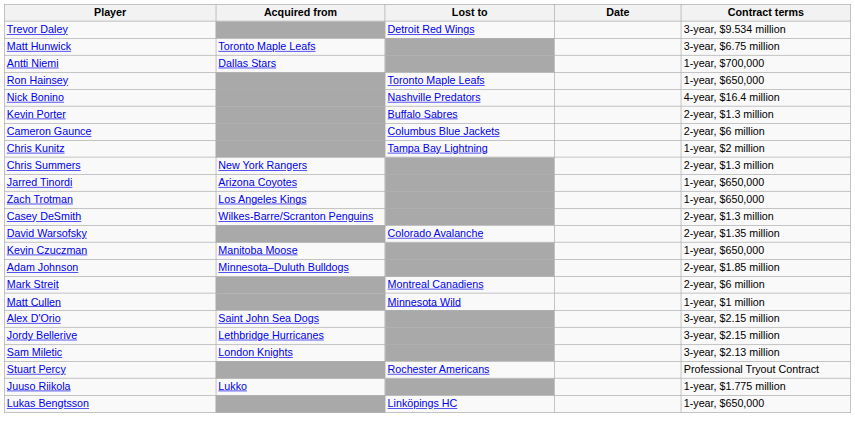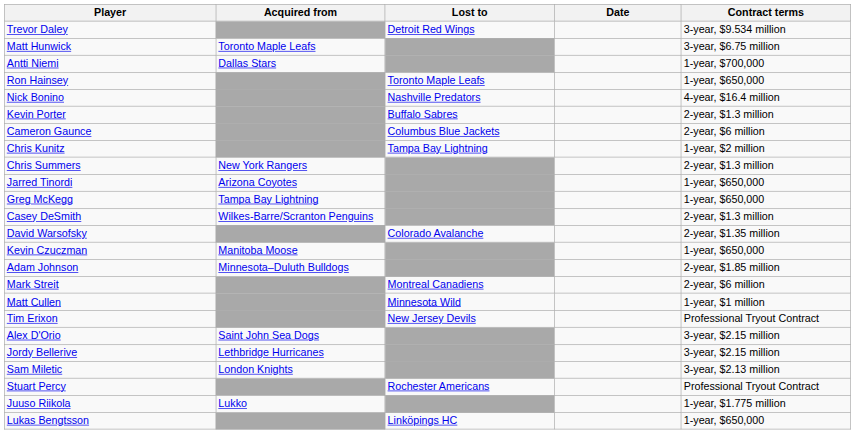- row: (40, 200)
+ row: (40, 200)
+ row: (32, 319)
